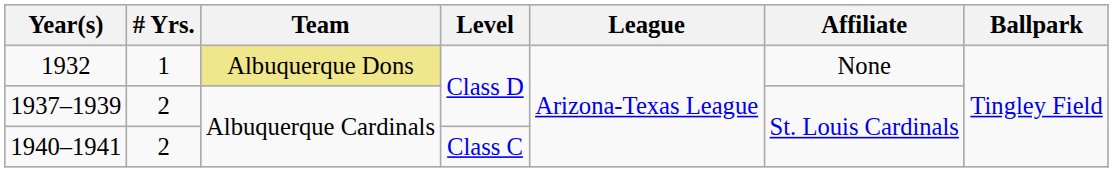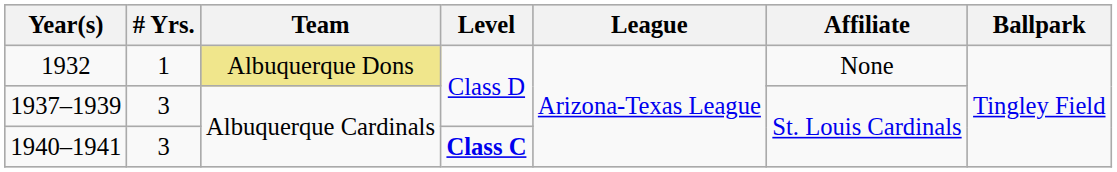(164, 106) 2 -> (164, 106) 3
(164, 146) 2 -> (164, 146) 3
(485, 146) normal -> (486, 146) bold
